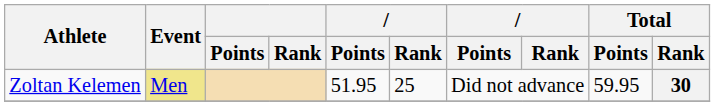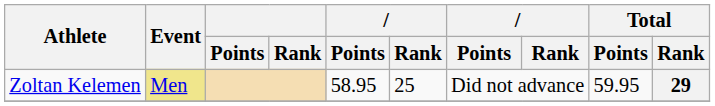(354, 85) 51.95 -> (354, 85) 58.95
(681, 85) 30 -> (681, 85) 29
